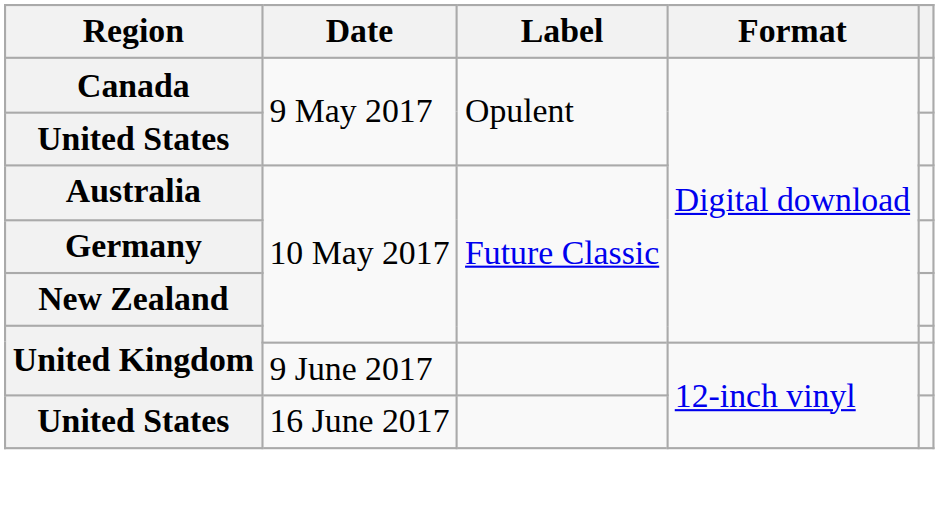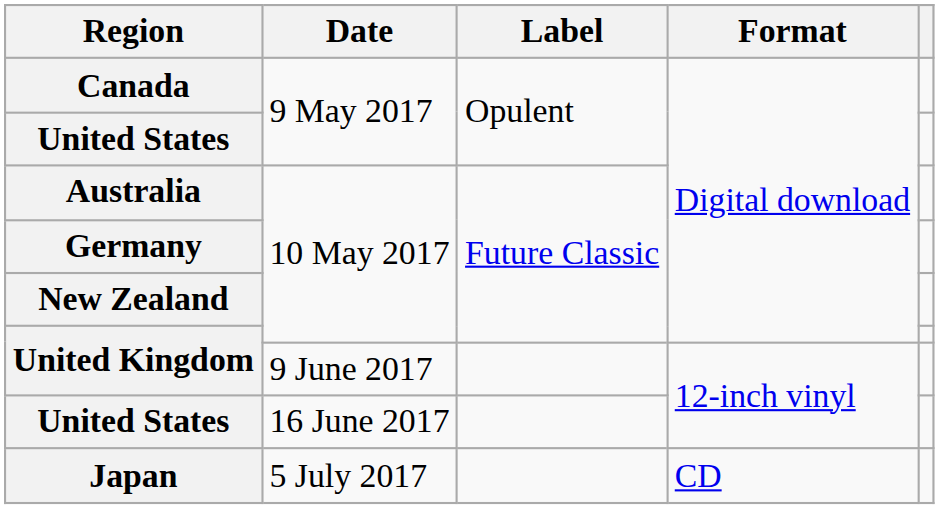+ row: (133, 475)
